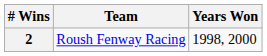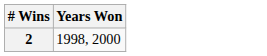- column: (121, 16)
